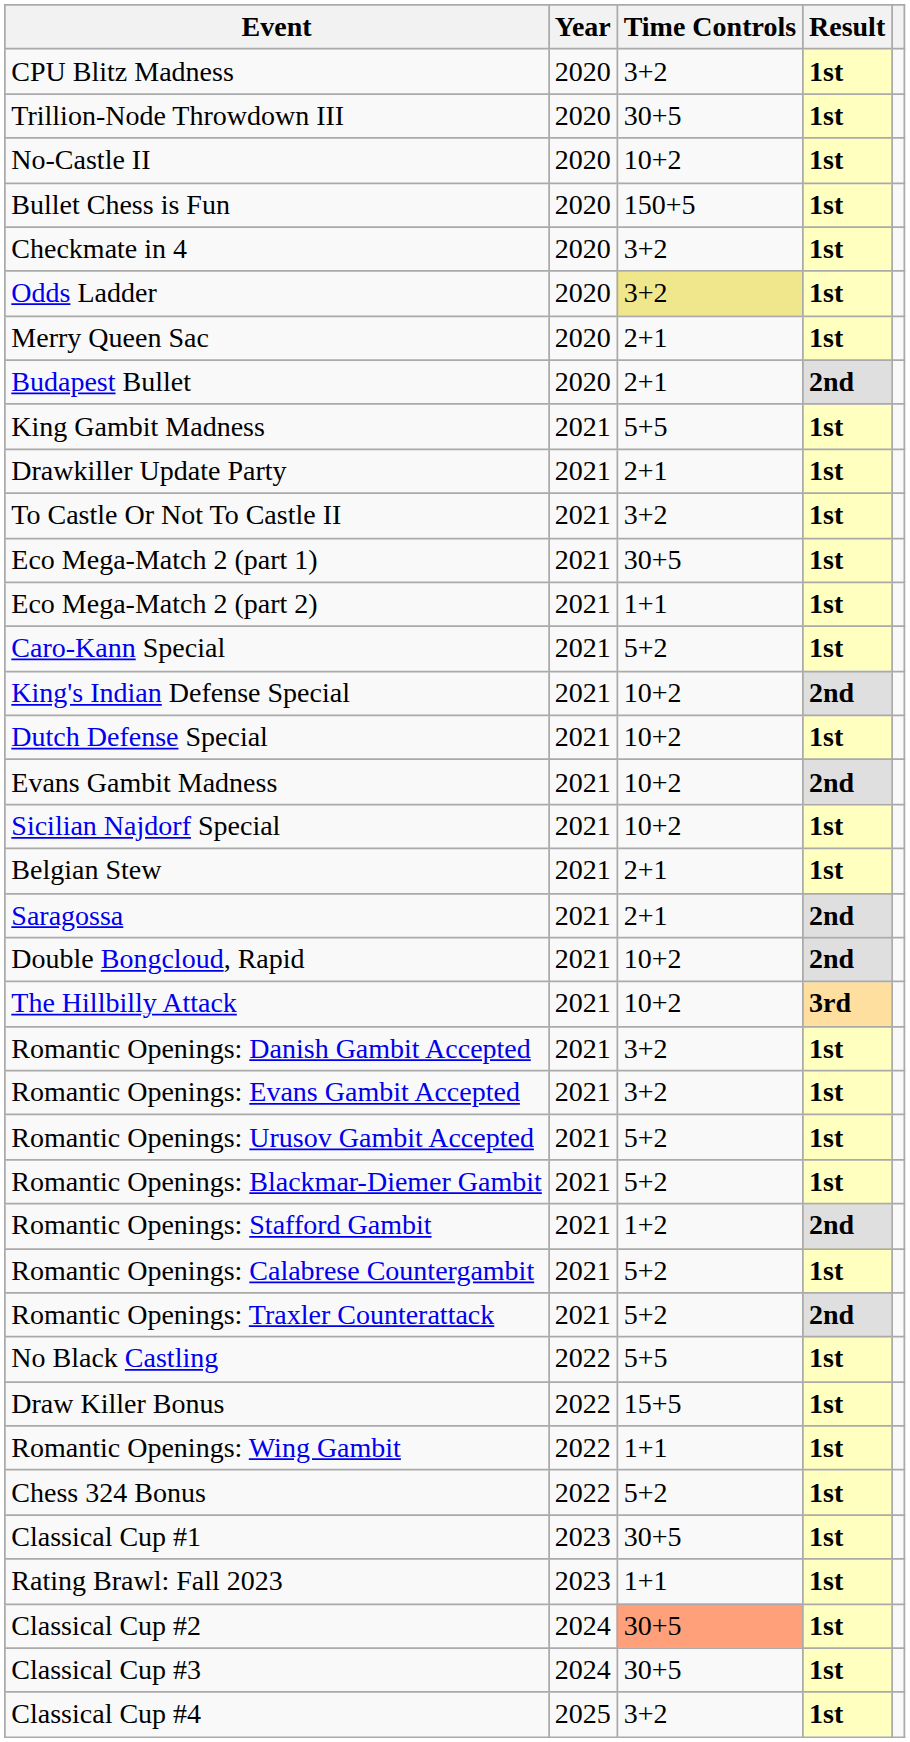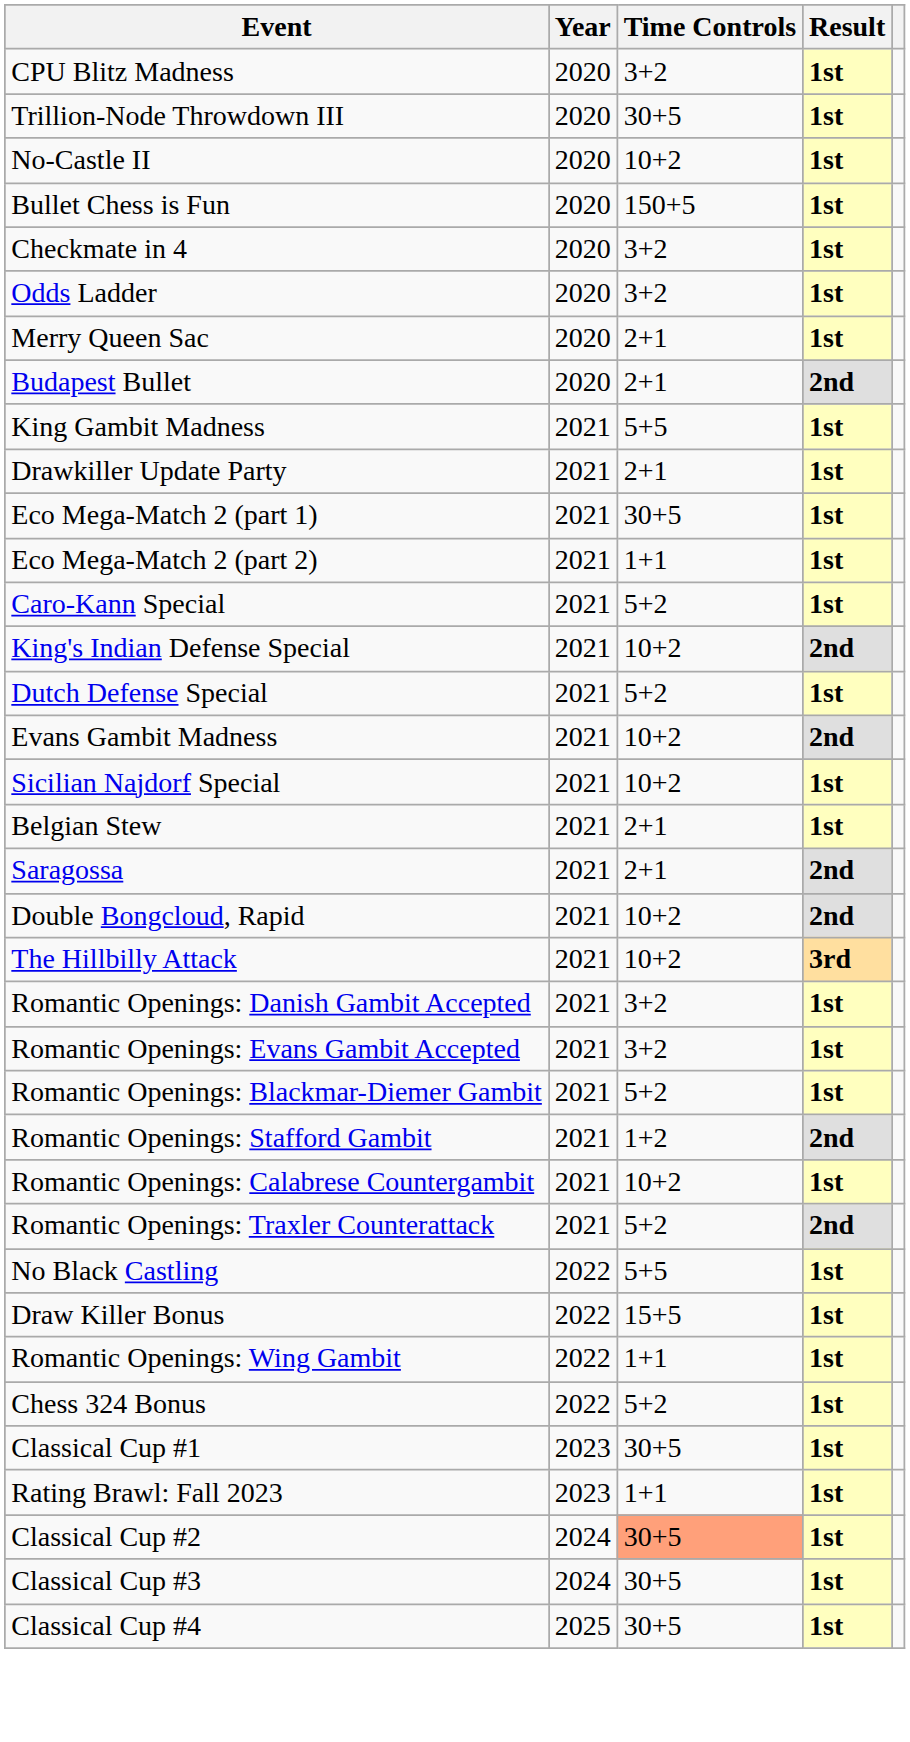(646, 293) khaki background -> (646, 293) no background
- row: (176, 515)
(653, 737) 10+2 -> (646, 692) 5+2
- row: (273, 1136)
(646, 1270) 5+2 -> (653, 1181) 10+2
(646, 1714) 3+2 -> (653, 1625) 30+5
